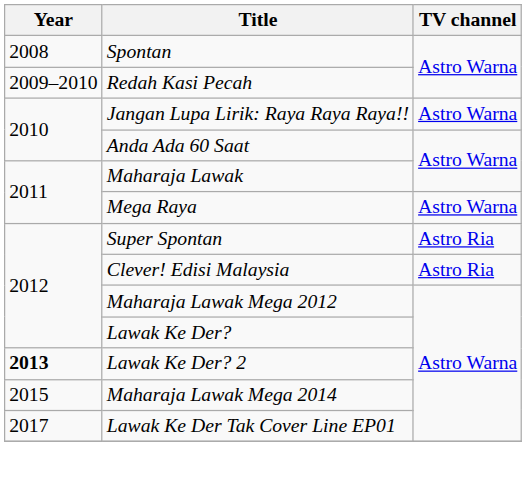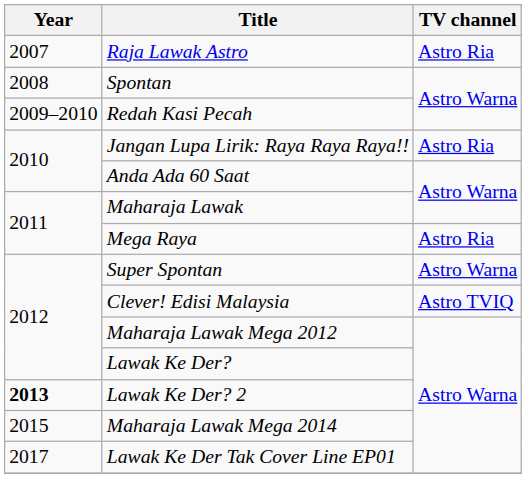+ row: (177, 51)
(468, 113) Astro Warna -> (456, 144) Astro Ria
(468, 207) Astro Warna -> (456, 238) Astro Ria
(456, 238) Astro Ria -> (468, 269) Astro Warna
(456, 269) Astro Ria -> (466, 301) Astro TVIQ
